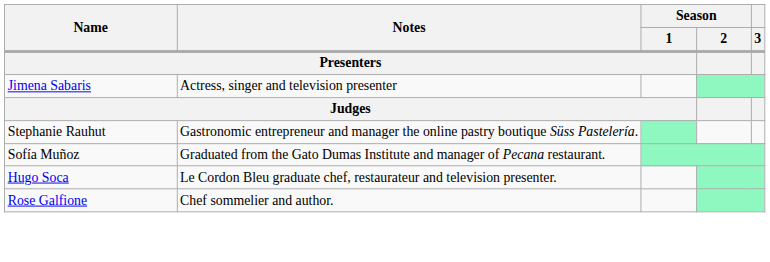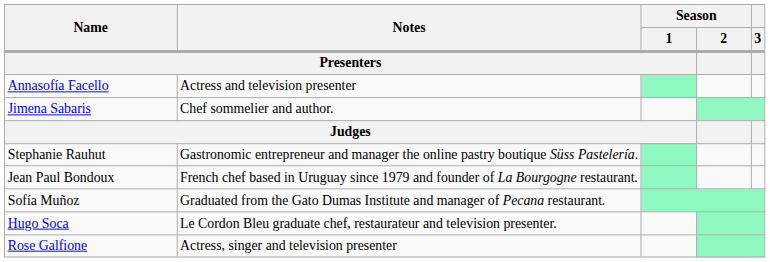+ row: (58, 86)
(288, 86) Actress, singer and television presenter -> (257, 109) Chef sommelier and author.
+ row: (61, 177)
(257, 200) Chef sommelier and author. -> (288, 246) Actress, singer and television presenter
